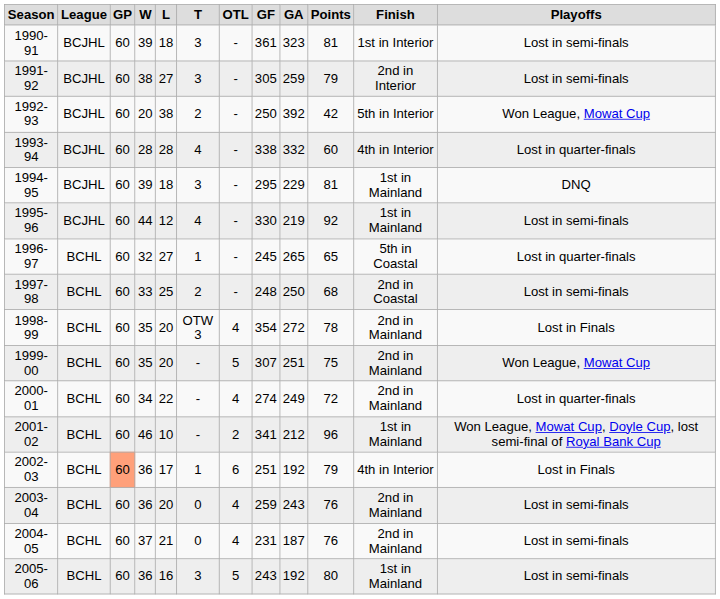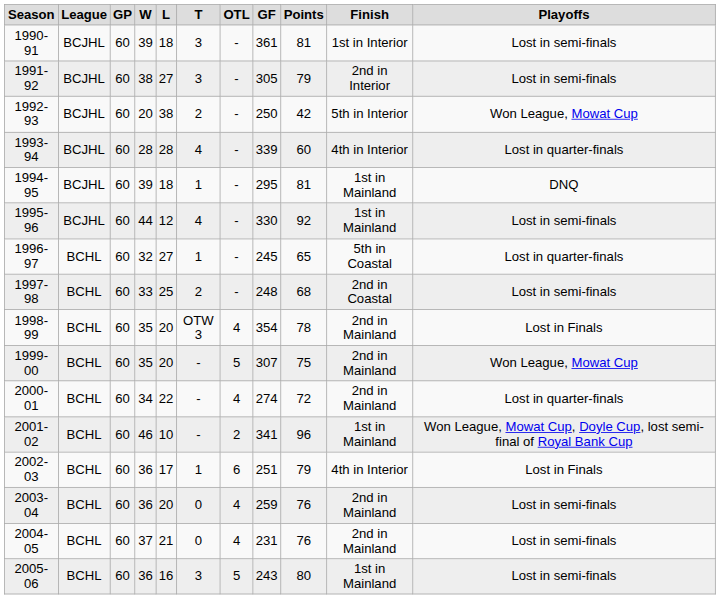- column: (294, 14)
(266, 149) 338 -> (267, 149) 339
(198, 185) 3 -> (198, 185) 1
(122, 469) lightsalmon background -> (123, 469) no background
